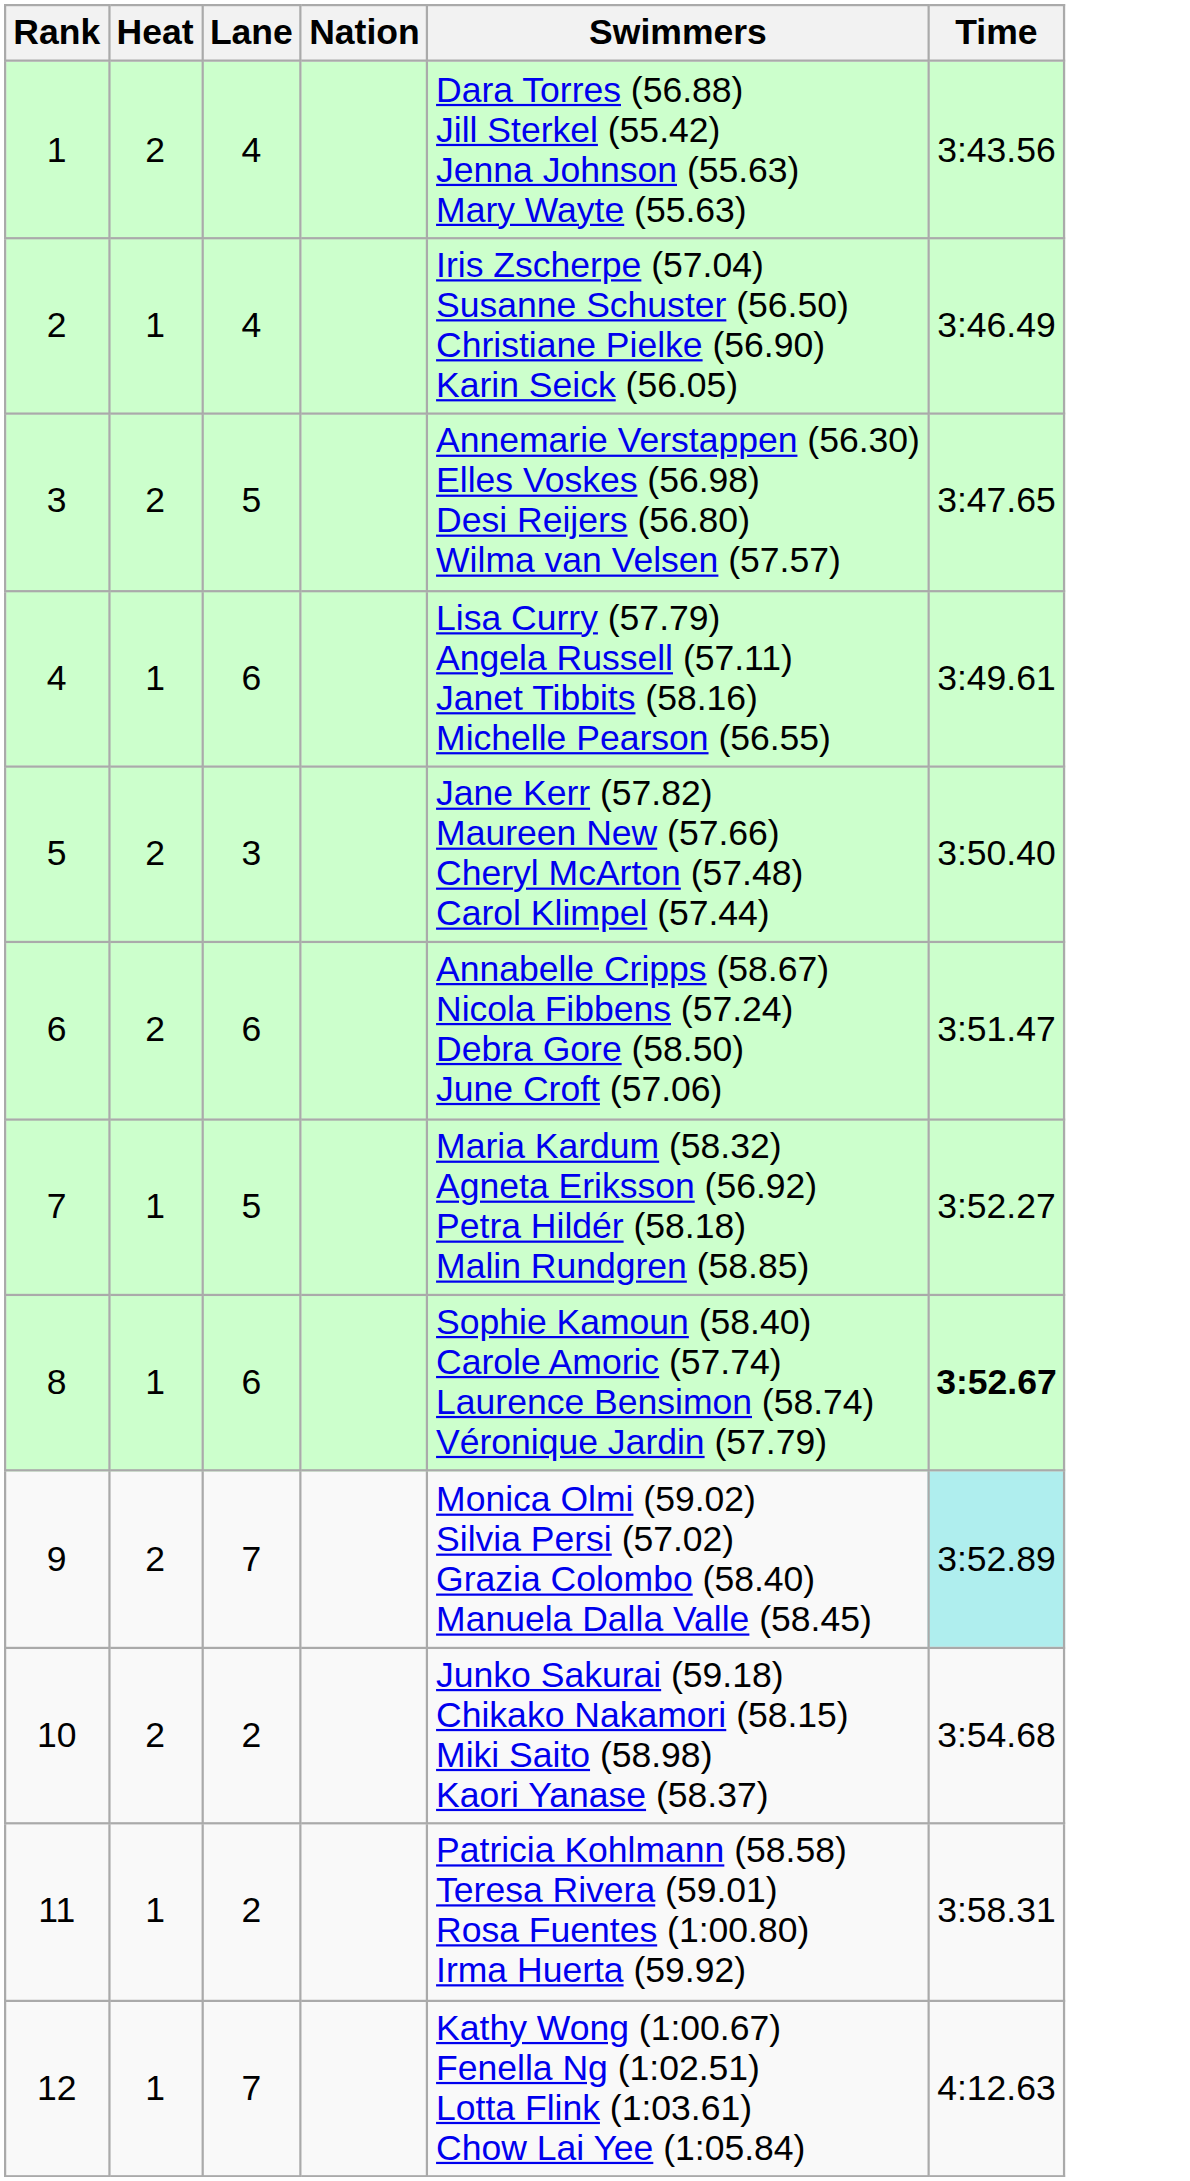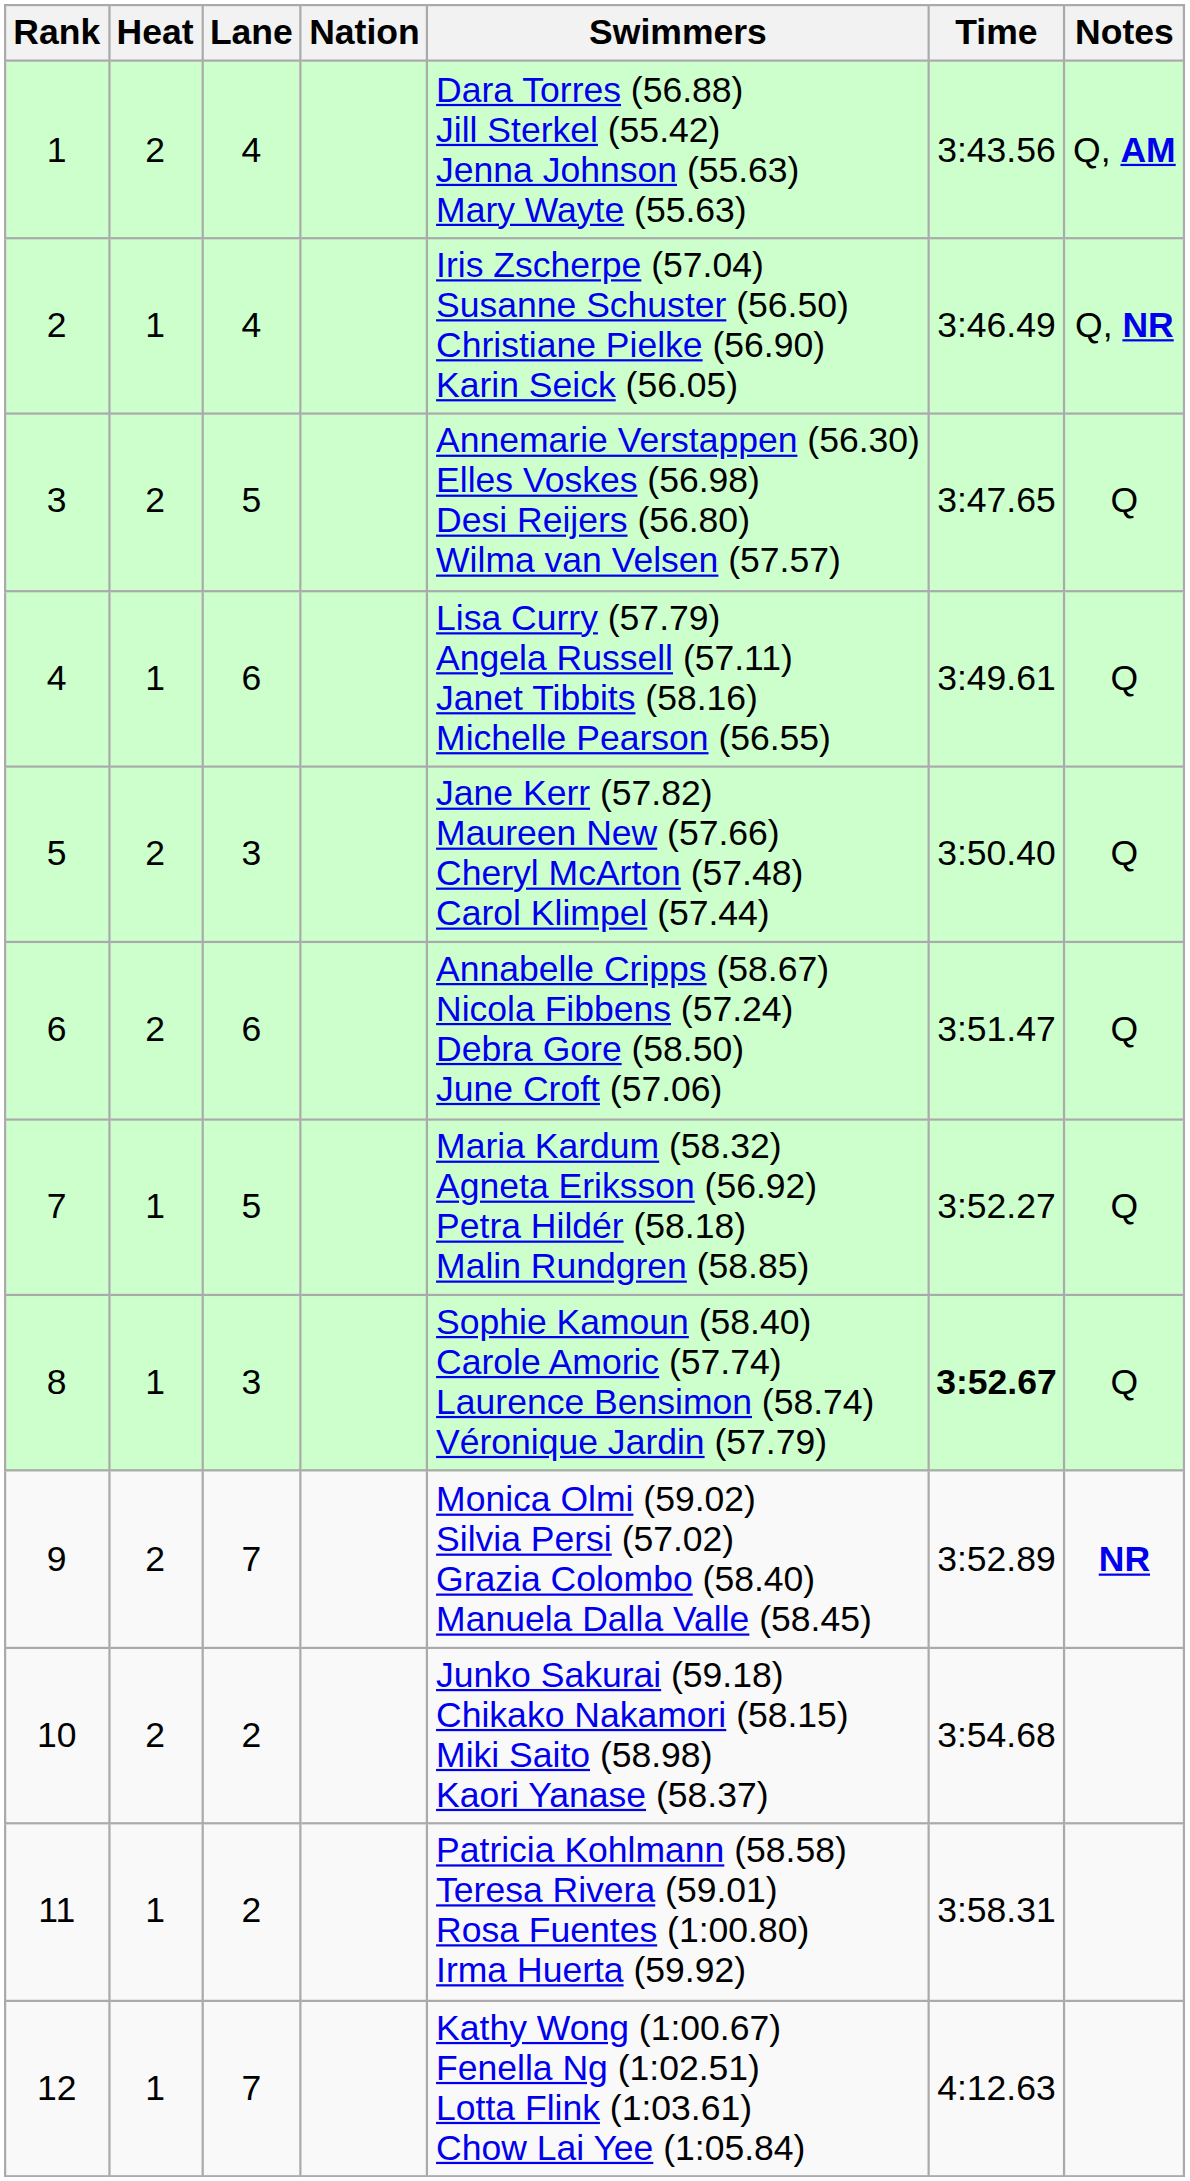+ column: (1124, 32)
(251, 1382) 6 -> (251, 1382) 3
(996, 1558) paleturquoise background -> (996, 1558) no background
